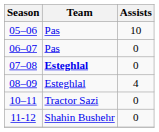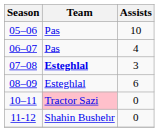(136, 48) 0 -> (136, 48) 4
(136, 65) 0 -> (136, 65) 3
(136, 83) 4 -> (136, 83) 6
(71, 100) no background -> (71, 100) pink background
